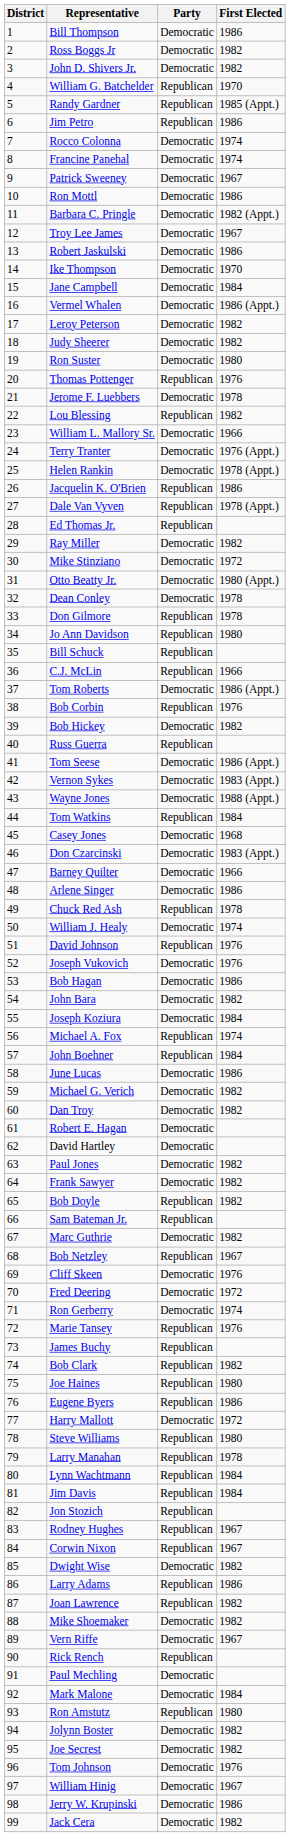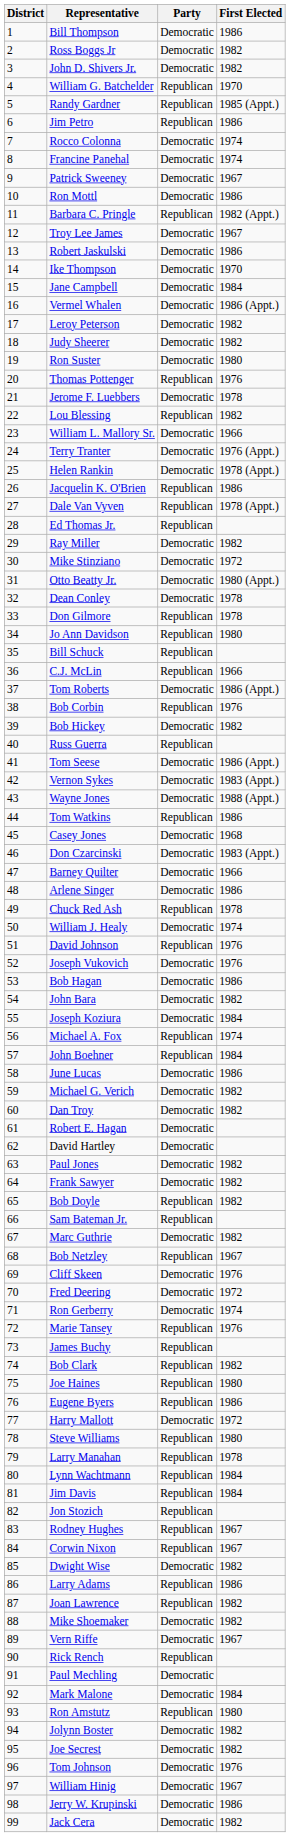(187, 214) Democratic -> (186, 214) Republican
(231, 817) 1984 -> (231, 817) 1986
